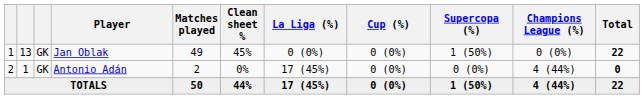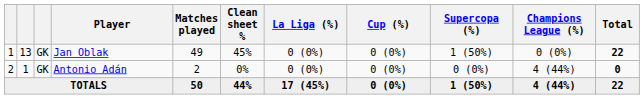(306, 69) 17 (45%) -> (306, 69) 0 (0%)
